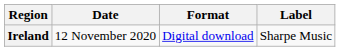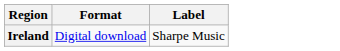- column: (105, 14)
